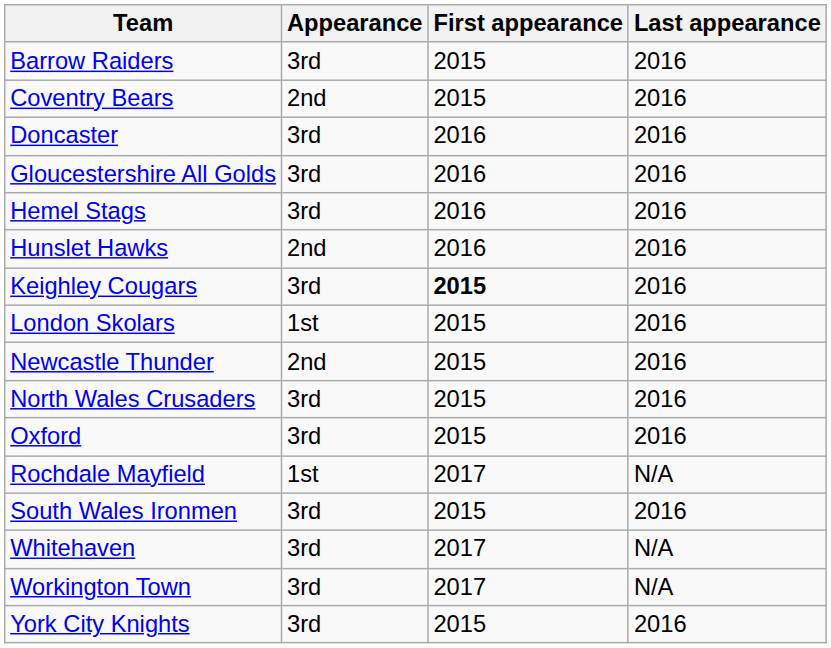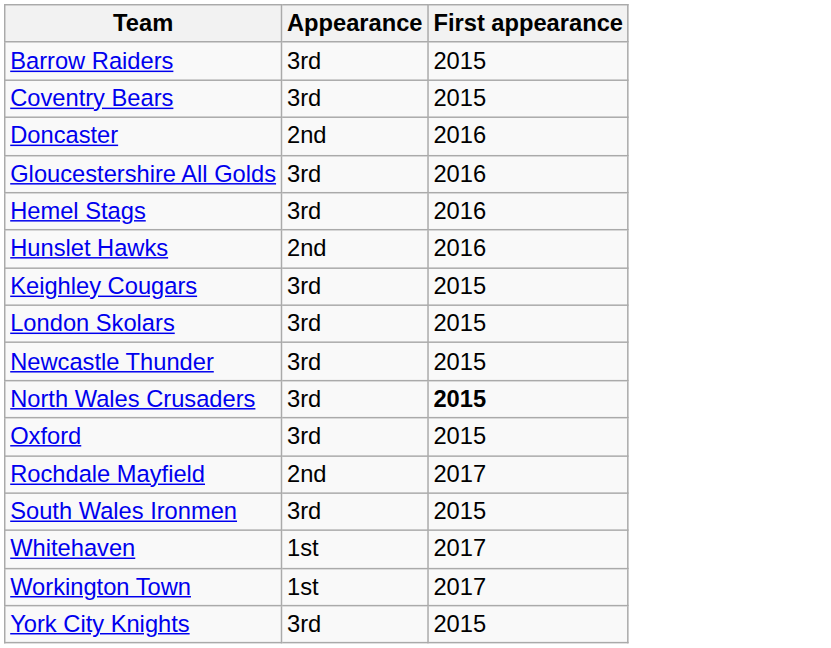- column: (727, 23)
(307, 98) 2nd -> (304, 98) 3rd
(304, 135) 3rd -> (307, 135) 2nd
(460, 286) bold -> (460, 286) normal
(303, 323) 1st -> (304, 323) 3rd
(307, 361) 2nd -> (304, 361) 3rd
(460, 398) normal -> (460, 398) bold
(303, 473) 1st -> (307, 473) 2nd
(304, 549) 3rd -> (303, 549) 1st
(304, 586) 3rd -> (303, 586) 1st
